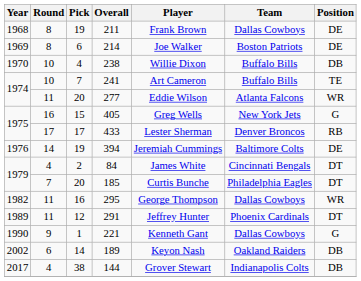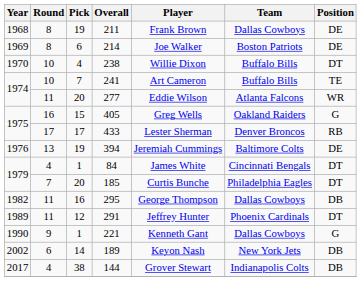(335, 64) DB -> (335, 64) DT
(270, 115) New York Jets -> (270, 115) Oakland Raiders
(49, 149) 14 -> (49, 149) 13
(79, 166) 2 -> (79, 166) 1
(335, 200) WR -> (335, 200) DB
(270, 251) Oakland Raiders -> (270, 251) New York Jets
